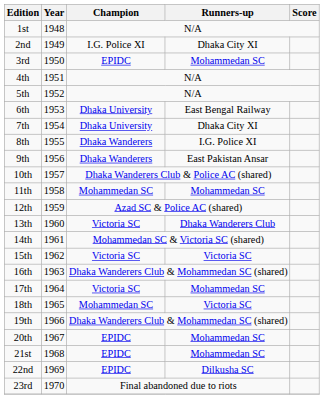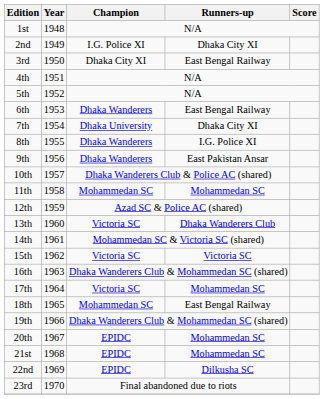(116, 61) EPIDC -> (116, 61) Dhaka City XI
(228, 61) Mohammedan SC -> (228, 61) East Bengal Railway
(116, 110) Dhaka University -> (116, 110) Dhaka Wanderers
(228, 304) Victoria SC -> (228, 304) East Bengal Railway
